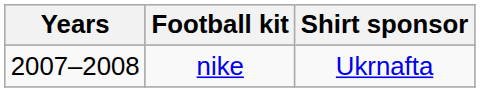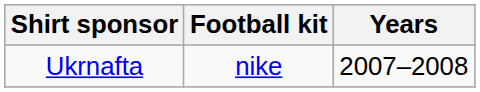columns swapped: (75, 24) <-> (385, 24)
